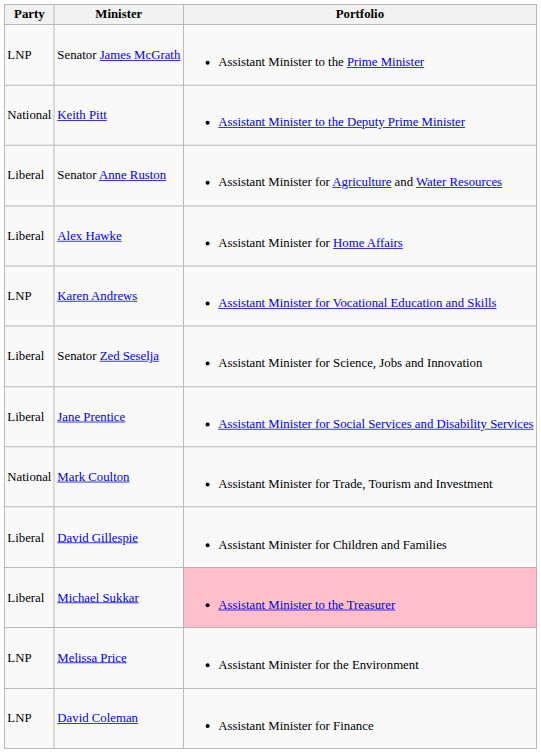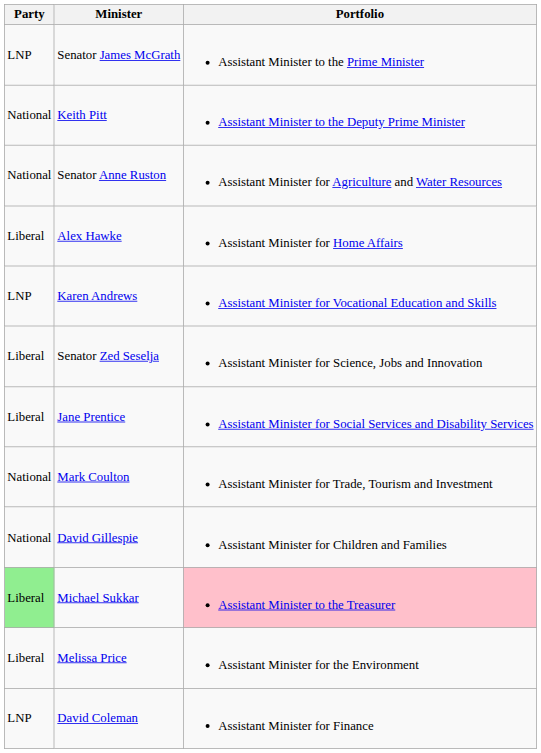(26, 175) Liberal -> (29, 175) National
(26, 537) Liberal -> (29, 537) National
(26, 597) no background -> (26, 597) lightgreen background
(19, 657) LNP -> (26, 657) Liberal
